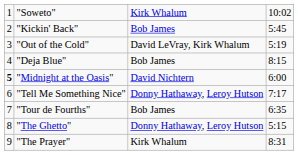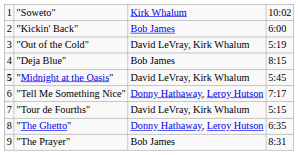(277, 28) 5:45 -> (277, 28) 6:00
(162, 77) David Nichtern -> (190, 77) David LeVray, Kirk Whalum
(277, 77) 6:00 -> (277, 77) 5:45
(153, 110) Bob James -> (190, 110) David LeVray, Kirk Whalum
(277, 110) 6:35 -> (277, 110) 5:15
(277, 126) 5:15 -> (277, 126) 6:35
(159, 142) Kirk Whalum -> (153, 142) Bob James
